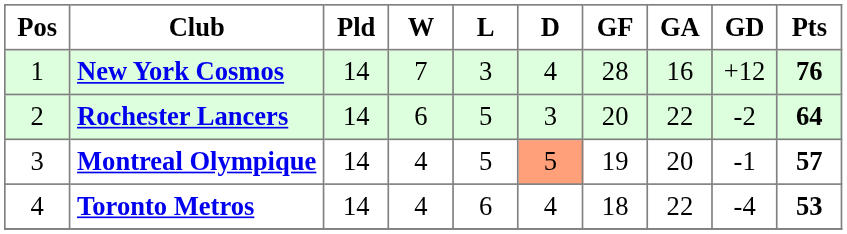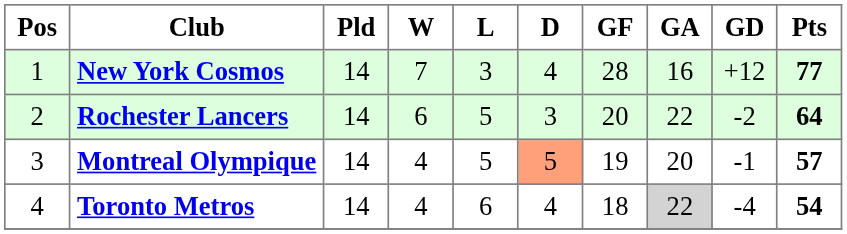(809, 71) 76 -> (809, 71) 77
(680, 206) no background -> (680, 206) lightgrey background
(809, 206) 53 -> (809, 206) 54
